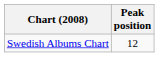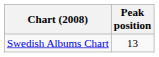(133, 43) 12 -> (133, 43) 13
